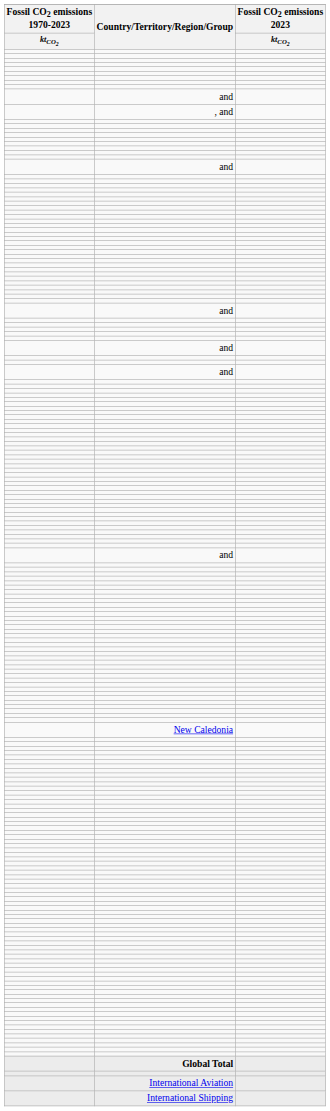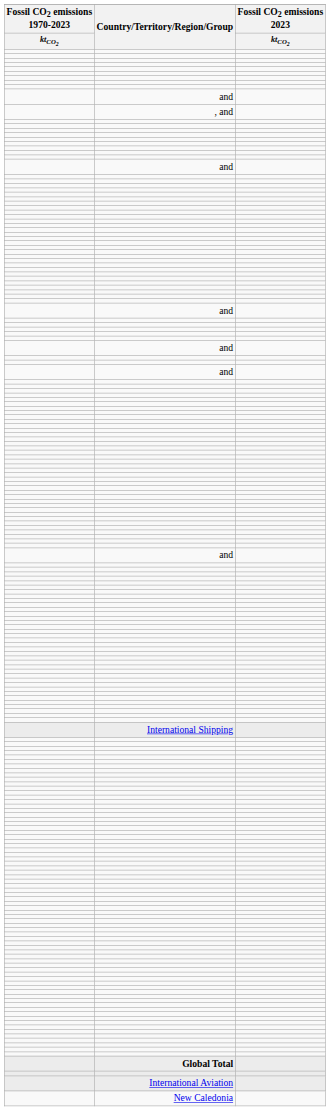rows swapped: (49, 730) <-> (49, 1099)
